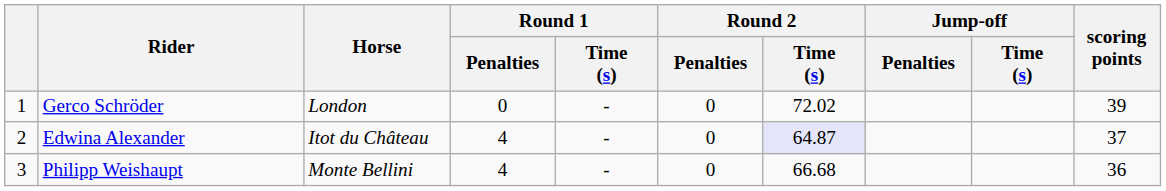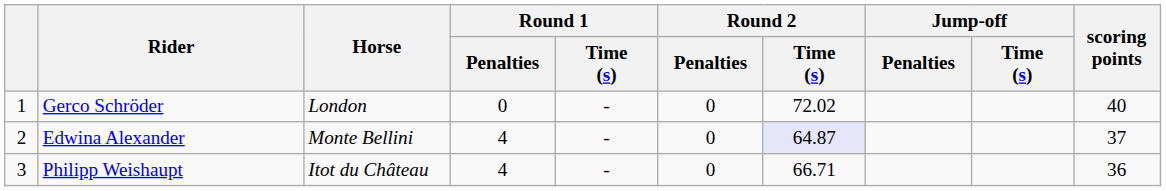(1117, 106) 39 -> (1117, 106) 40
(368, 138) Itot du Château -> (361, 138) Monte Bellini
(361, 169) Monte Bellini -> (368, 169) Itot du Château
(814, 169) 66.68 -> (814, 169) 66.71
